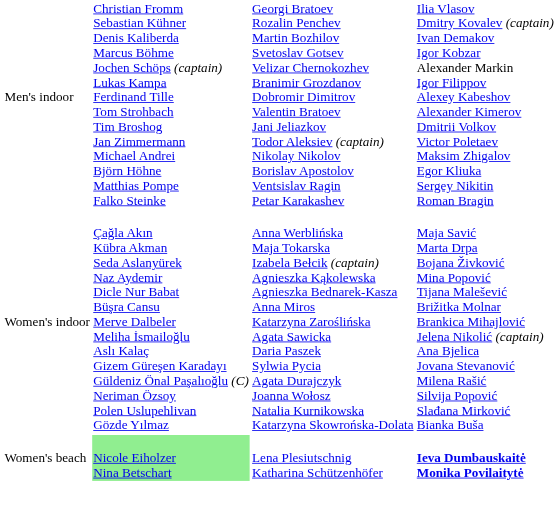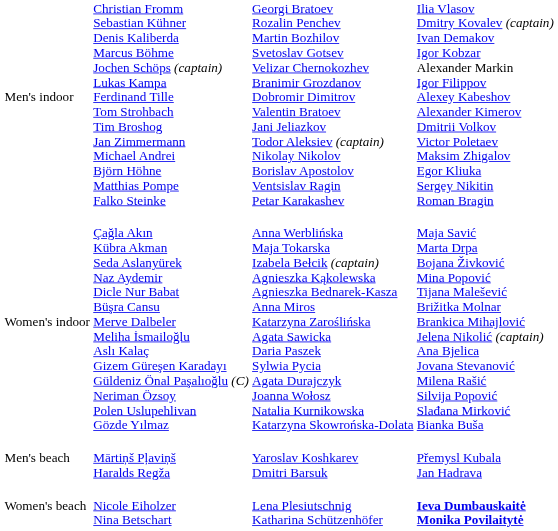+ row: (37, 458)
(135, 465) lightgreen background -> (135, 512) no background
